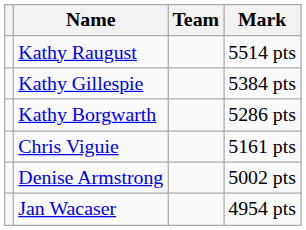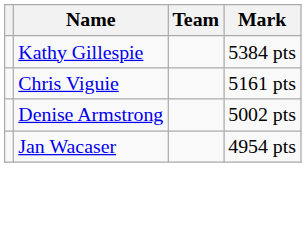- row: (78, 51)
- row: (87, 114)
